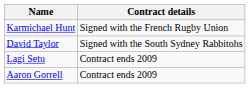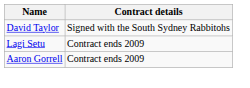- row: (41, 28)
